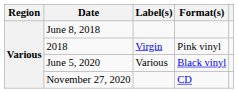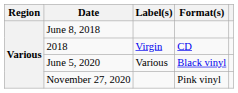(199, 46) Pink vinyl -> (185, 46) CD
(185, 79) CD -> (199, 79) Pink vinyl
